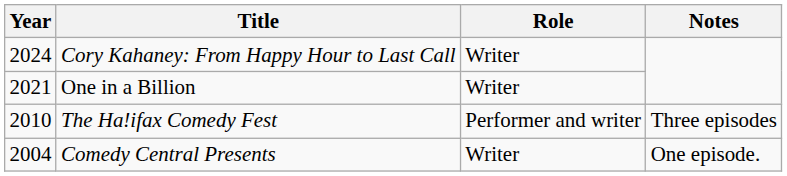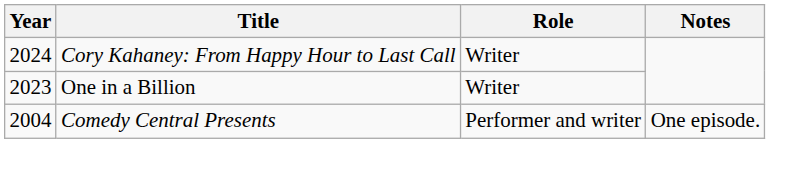(30, 87) 2021 -> (30, 87) 2023
- row: (169, 120)
(492, 154) Writer -> (553, 120) Performer and writer
